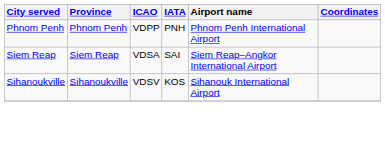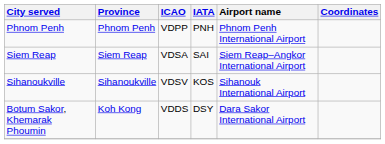+ row: (36, 119)
